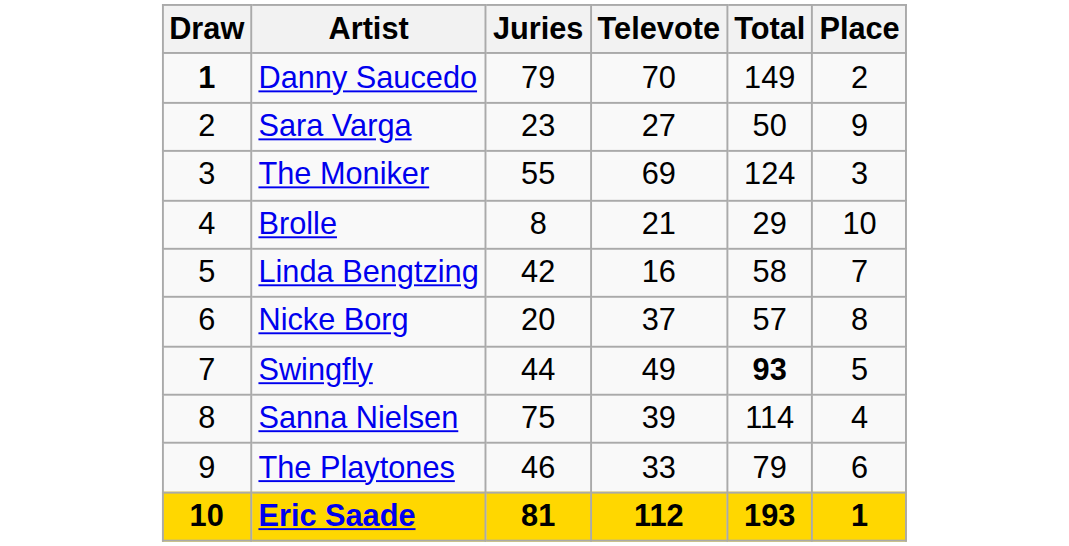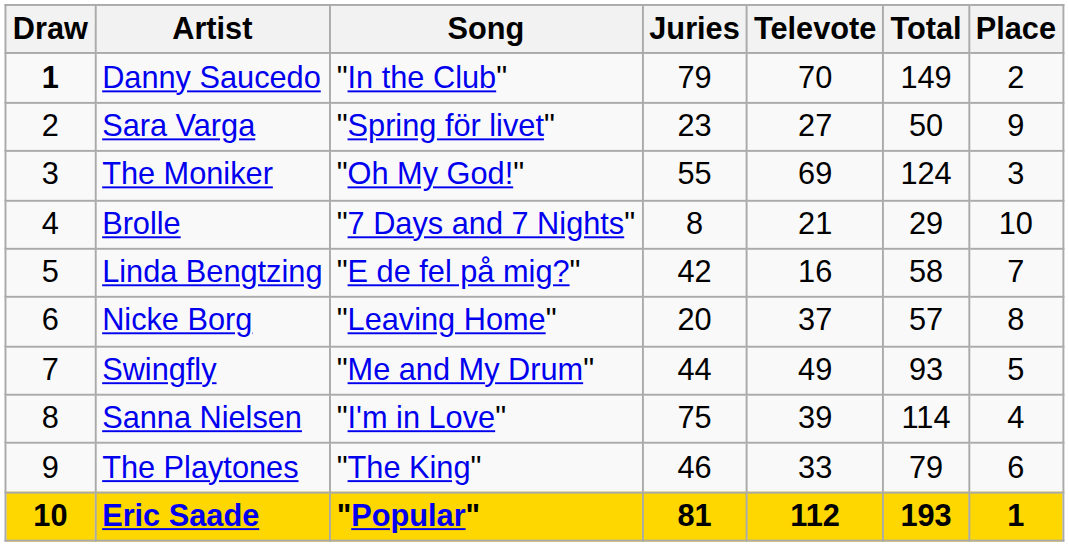+ column: (486, 28)
(770, 369) bold -> (926, 369) normal
